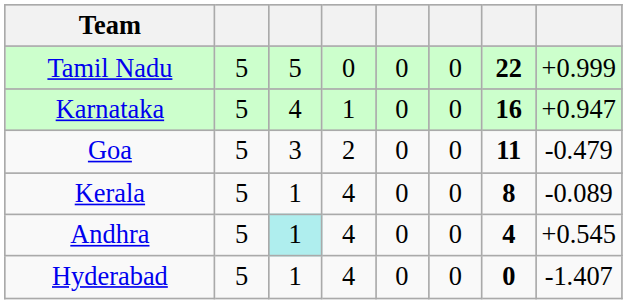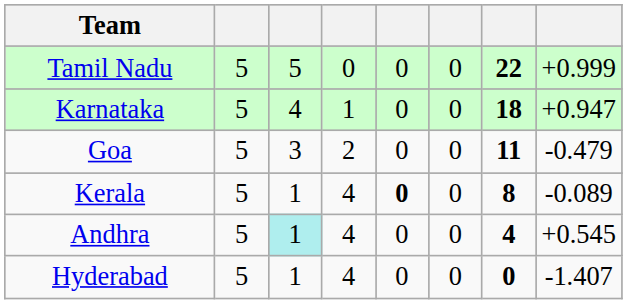(509, 109) 16 -> (509, 109) 18
(402, 192) normal -> (402, 192) bold
